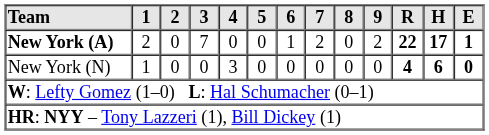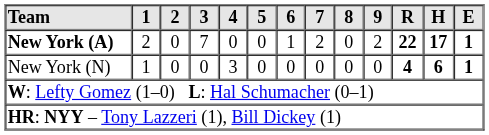(469, 67) 0 -> (469, 67) 1
